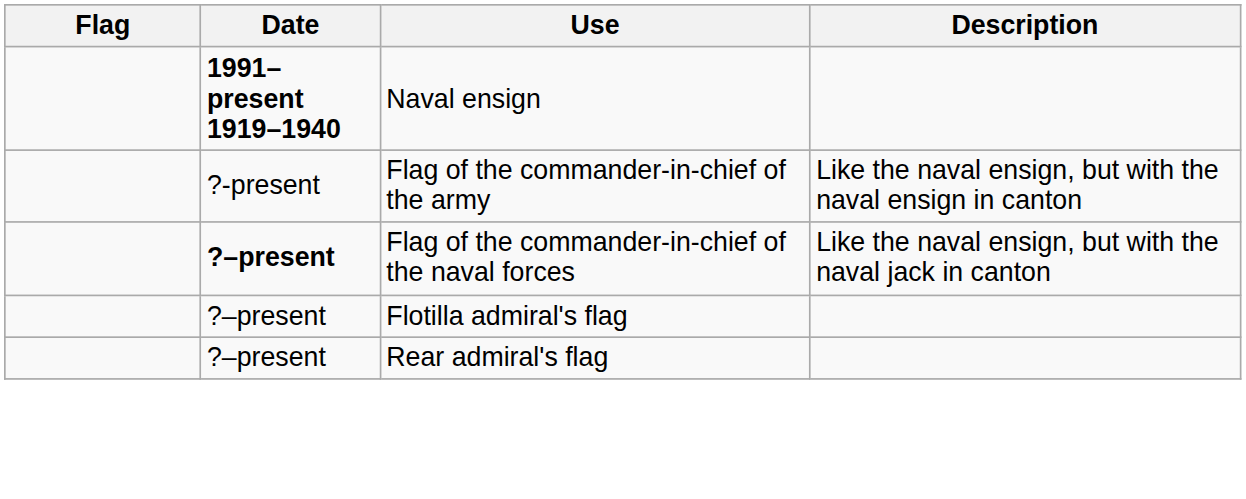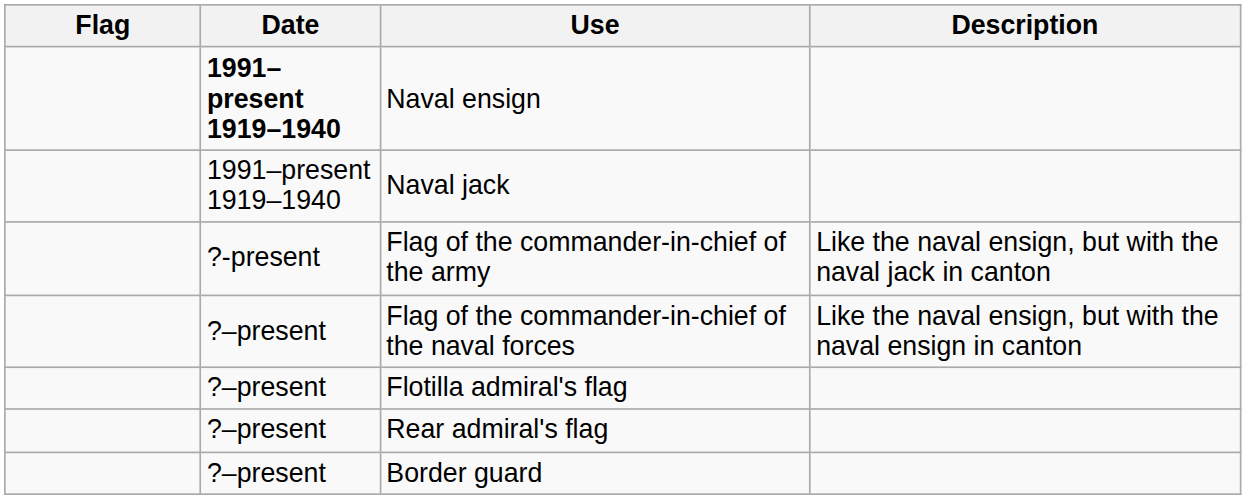+ row: (448, 185)
(1017, 185) Like the naval ensign, but with the naval ensign in canton -> (1017, 258) Like the naval ensign, but with the naval jack in canton
(271, 258) bold -> (266, 330) normal
(1017, 258) Like the naval ensign, but with the naval jack in canton -> (1017, 330) Like the naval ensign, but with the naval ensign in canton
+ row: (464, 472)
